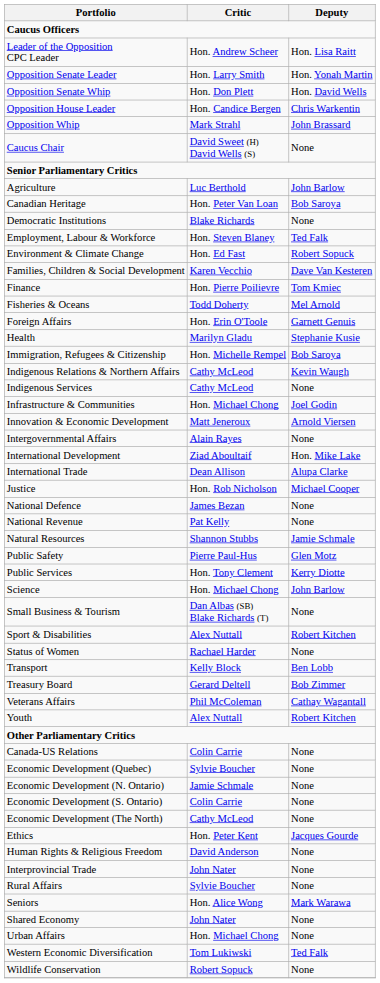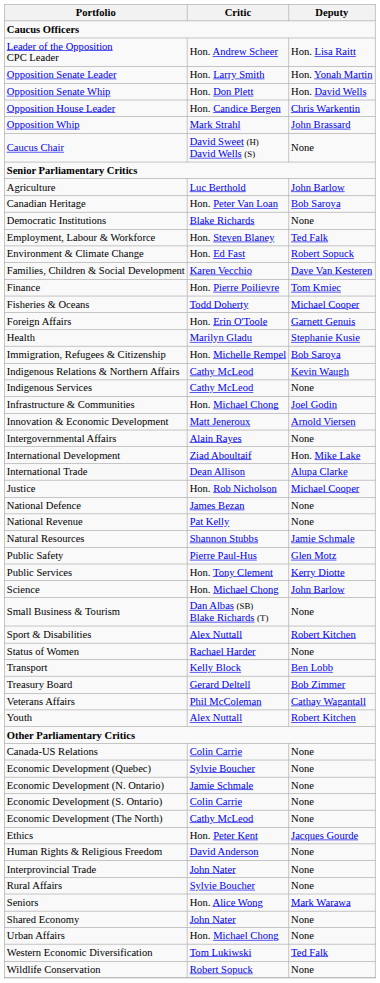(316, 304) Mel Arnold -> (325, 304) Michael Cooper
